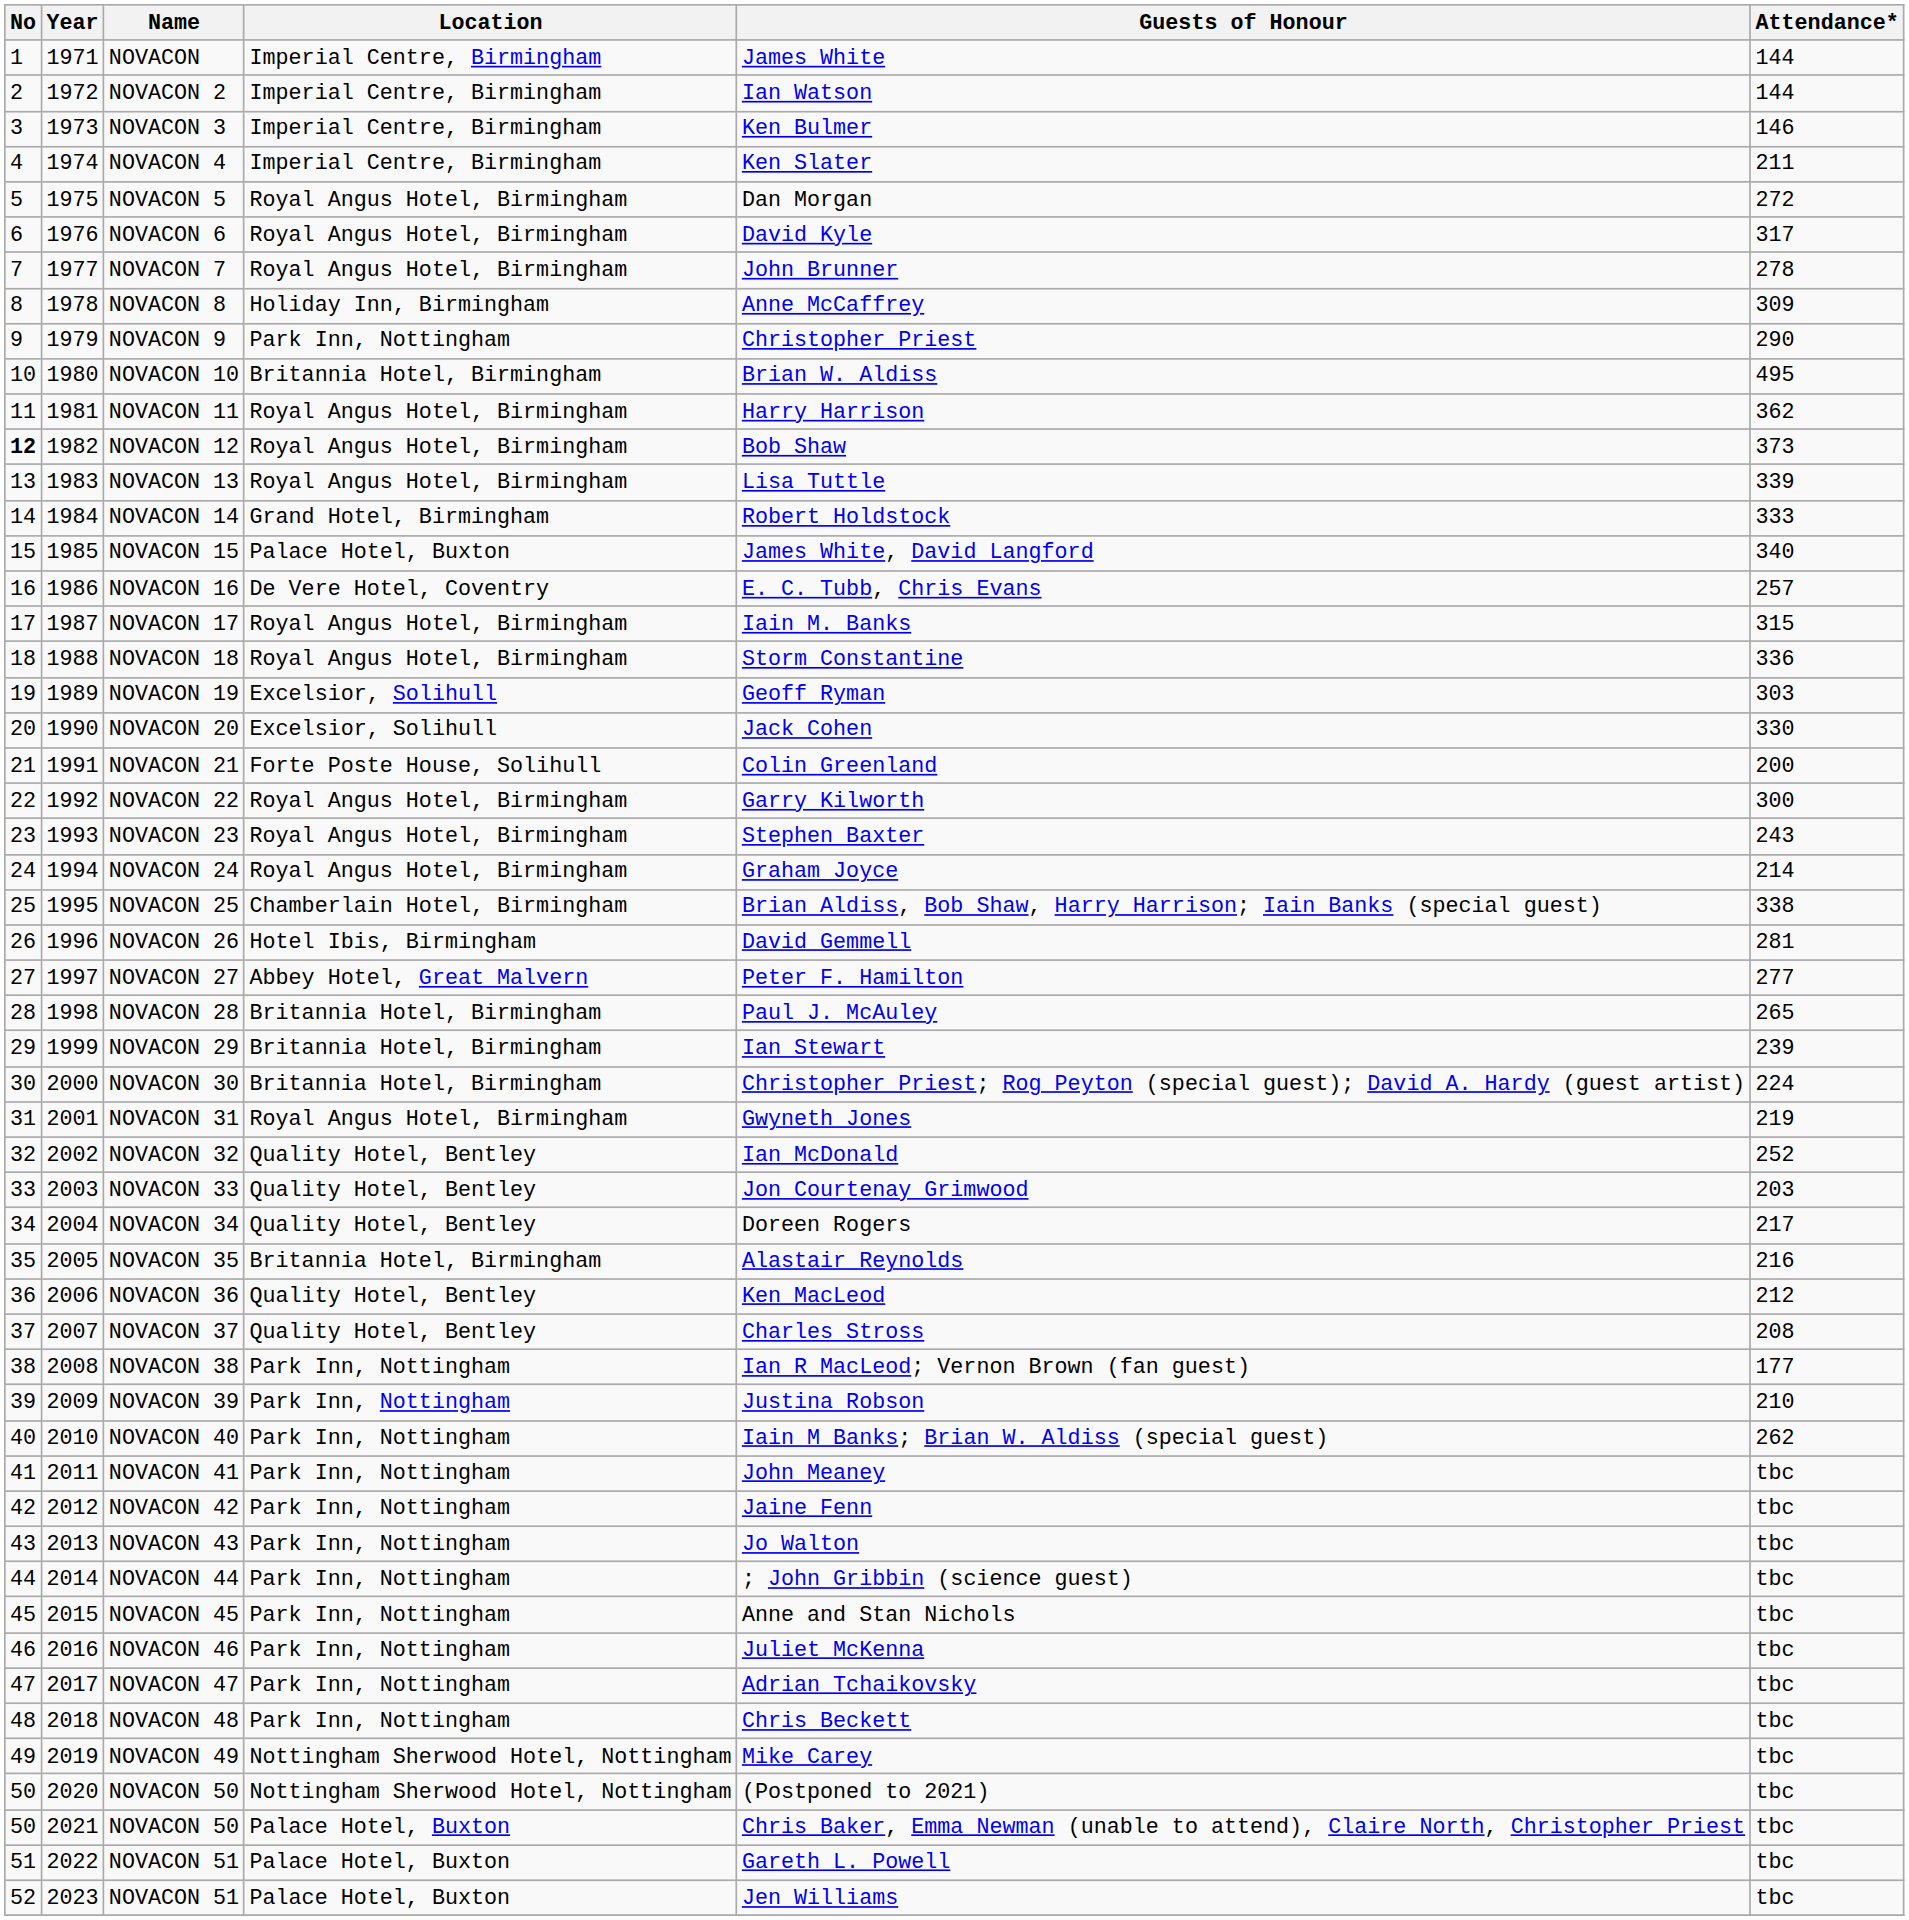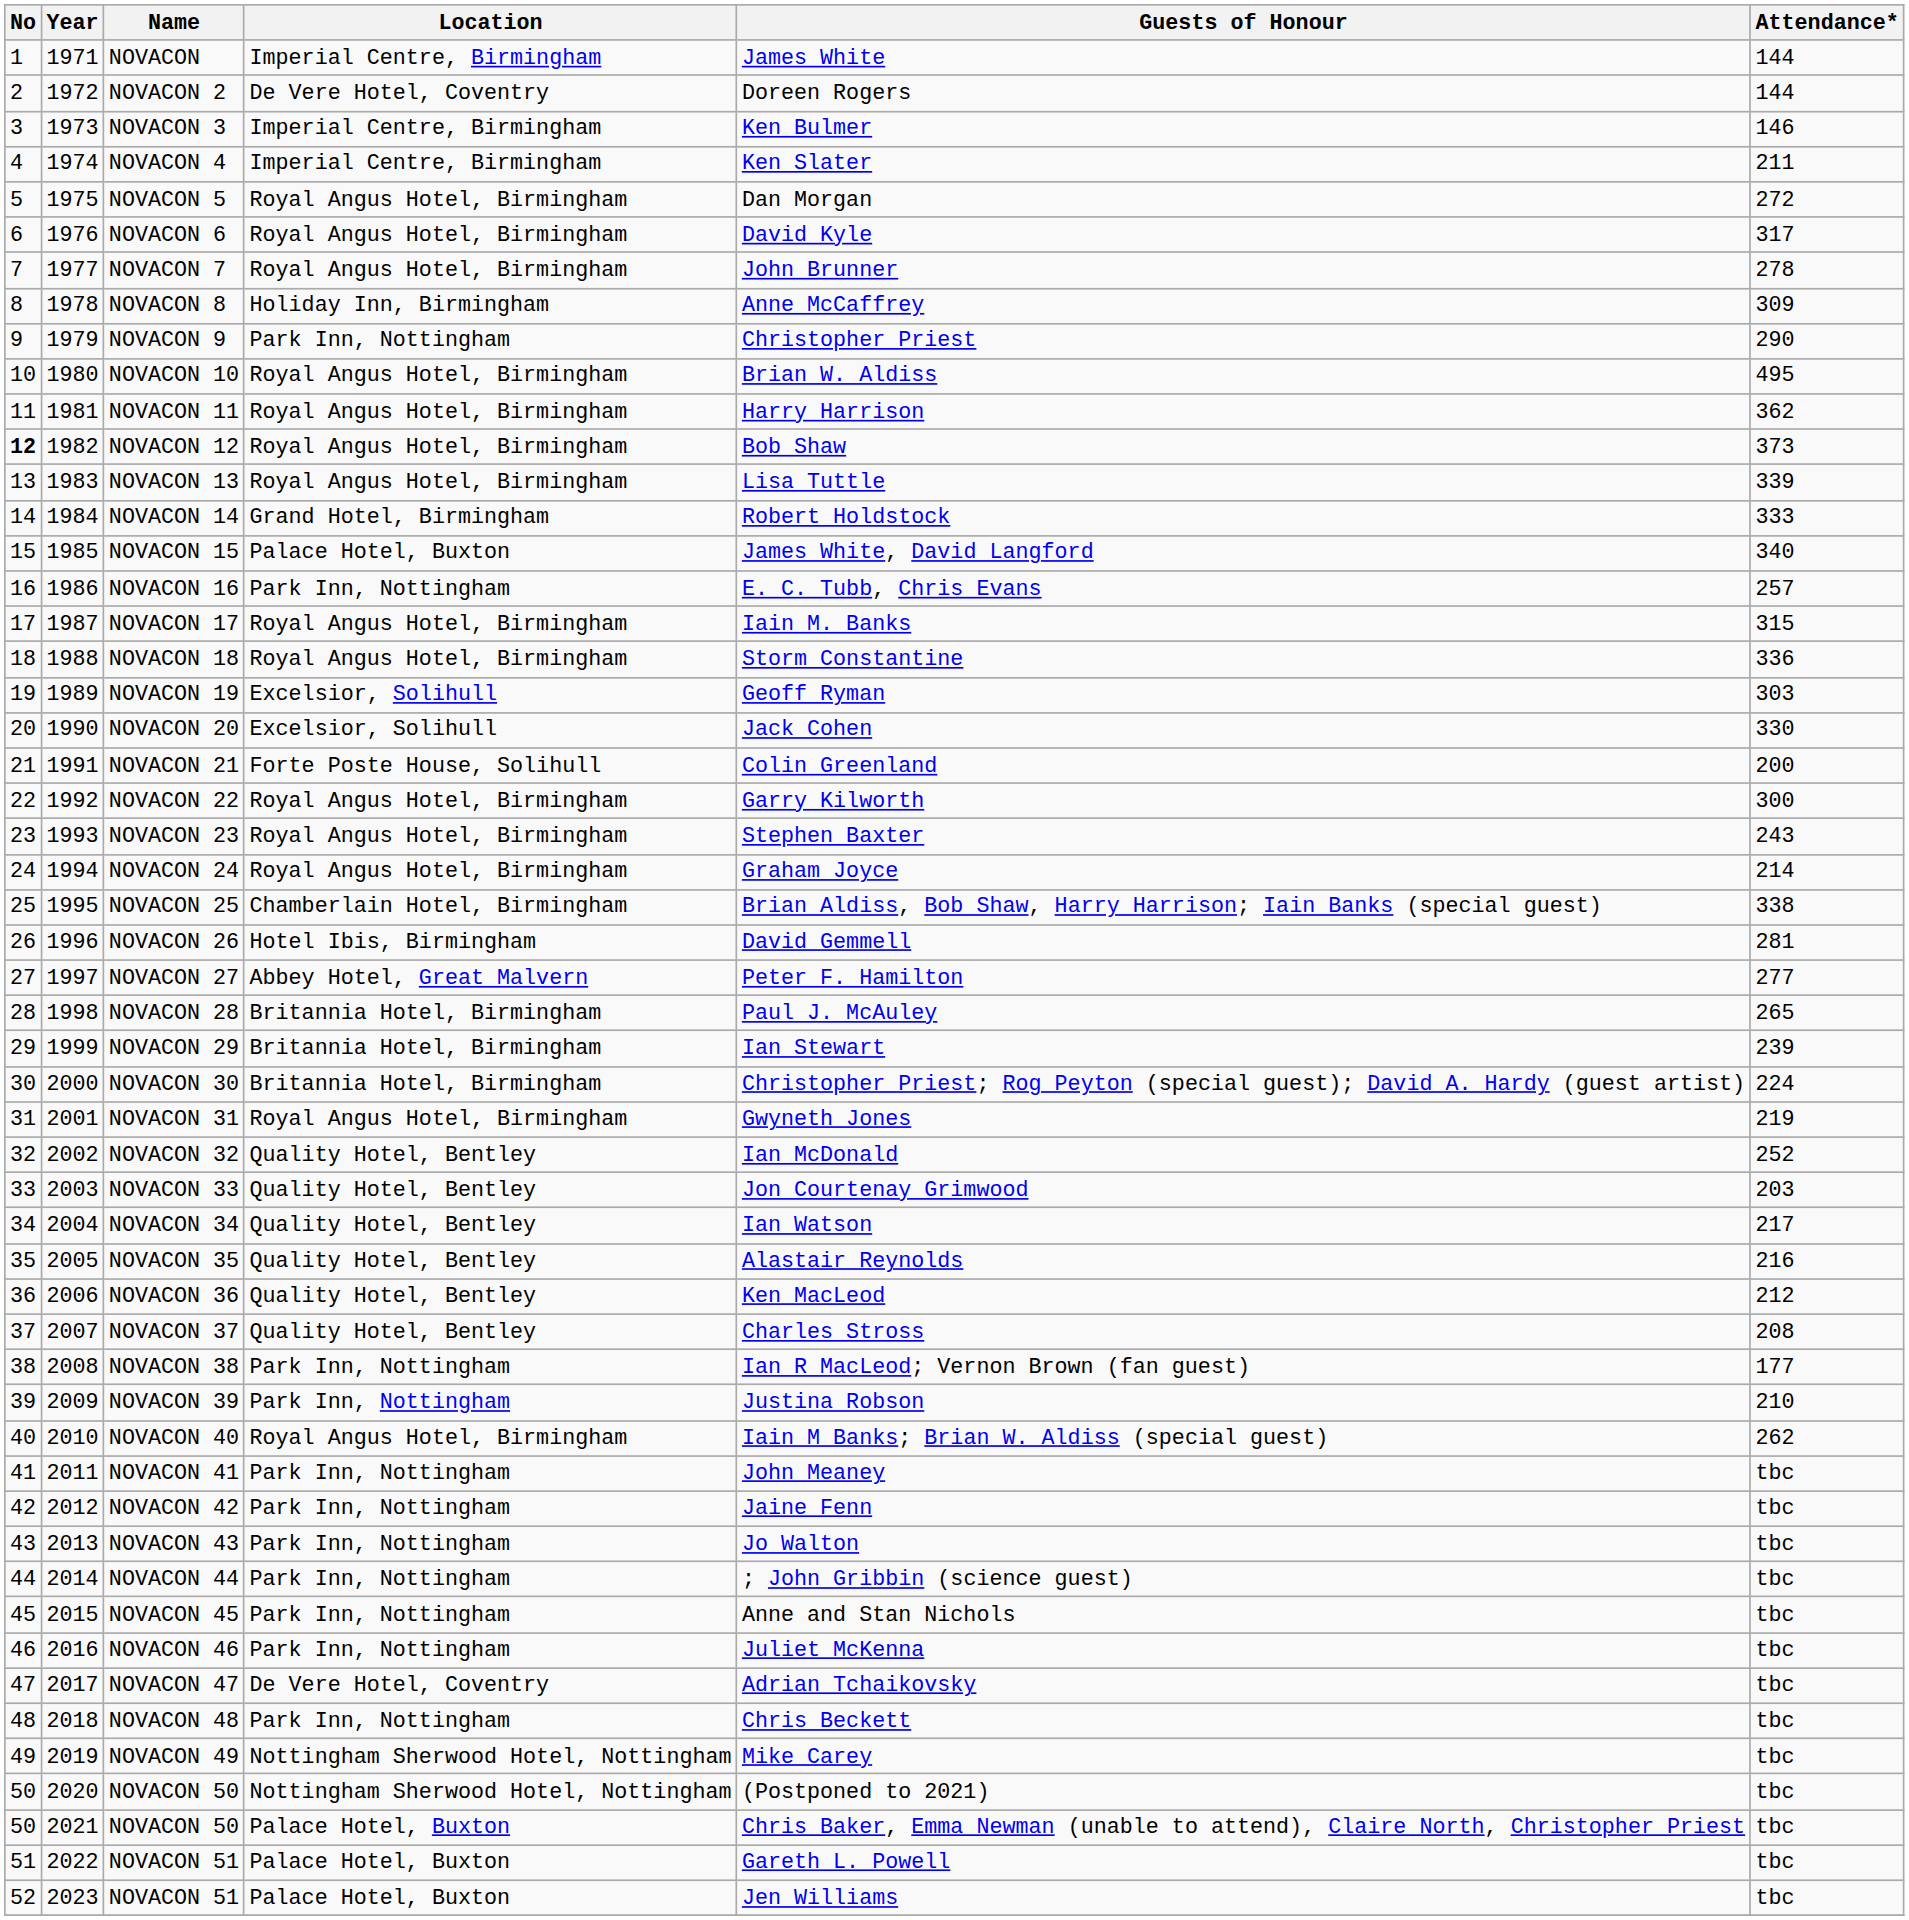(425, 93) Imperial Centre, Birmingham -> (399, 93) De Vere Hotel, Coventry
(807, 93) Ian Watson -> (827, 93) Doreen Rogers
(425, 376) Britannia Hotel, Birmingham -> (438, 376) Royal Angus Hotel, Birmingham
(399, 589) De Vere Hotel, Coventry -> (380, 589) Park Inn, Nottingham
(827, 1226) Doreen Rogers -> (807, 1226) Ian Watson
(425, 1261) Britannia Hotel, Birmingham -> (393, 1261) Quality Hotel, Bentley
(380, 1438) Park Inn, Nottingham -> (438, 1438) Royal Angus Hotel, Birmingham
(380, 1686) Park Inn, Nottingham -> (399, 1686) De Vere Hotel, Coventry
